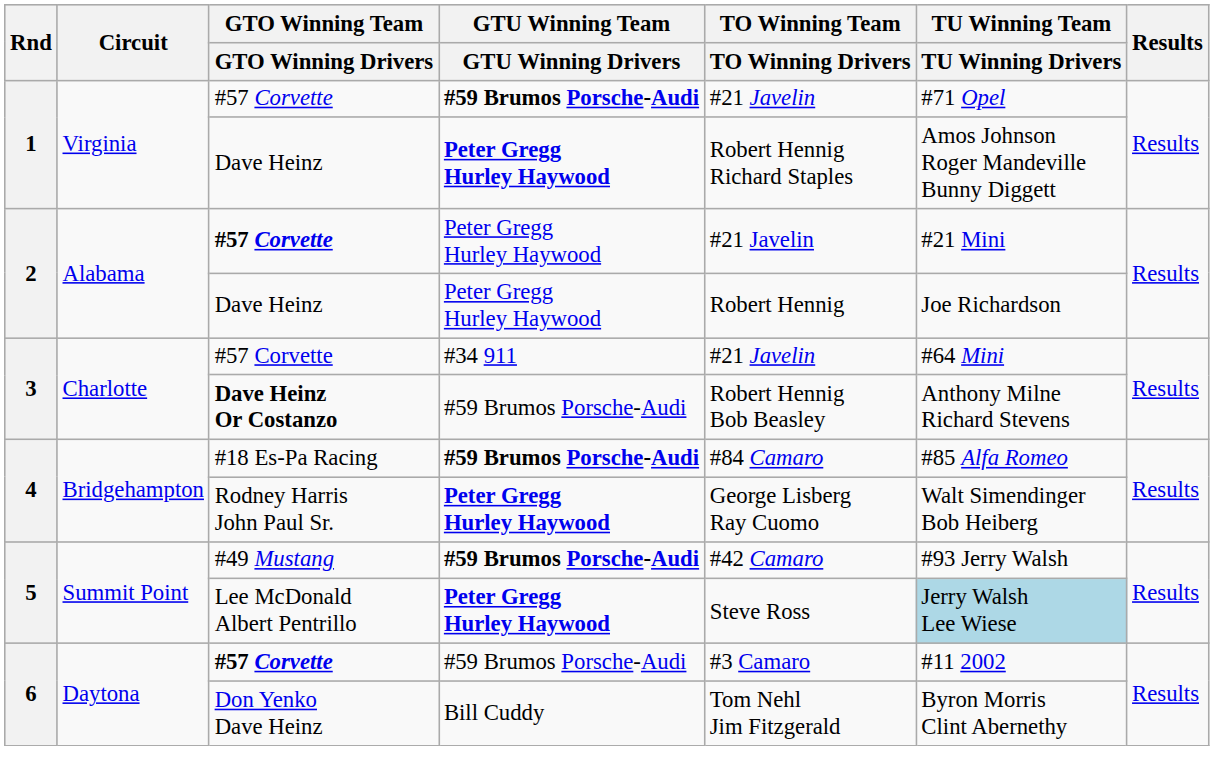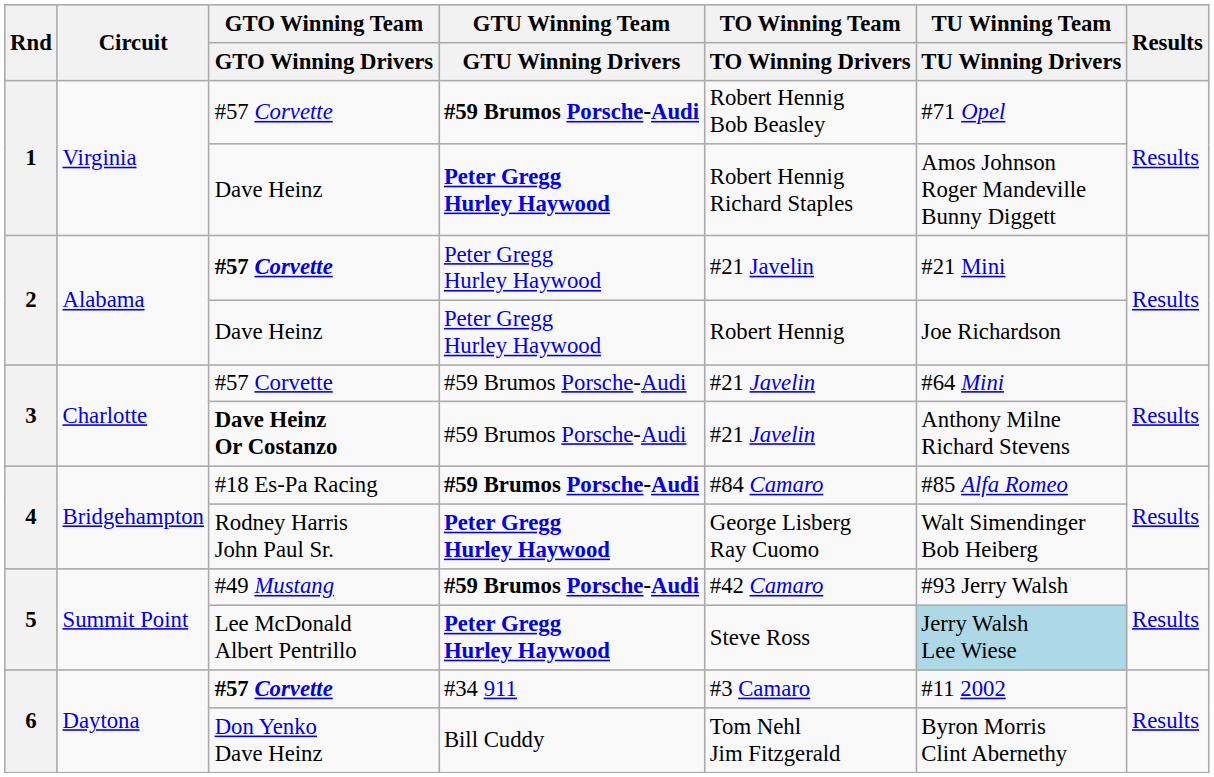(762, 98) #21 Javelin -> (777, 112) Robert Hennig Bob Beasley
(480, 356) #34 911 -> (565, 383) #59 Brumos Porsche-Audi
(777, 407) Robert Hennig Bob Beasley -> (762, 434) #21 Javelin
(565, 661) #59 Brumos Porsche-Audi -> (480, 688) #34 911
